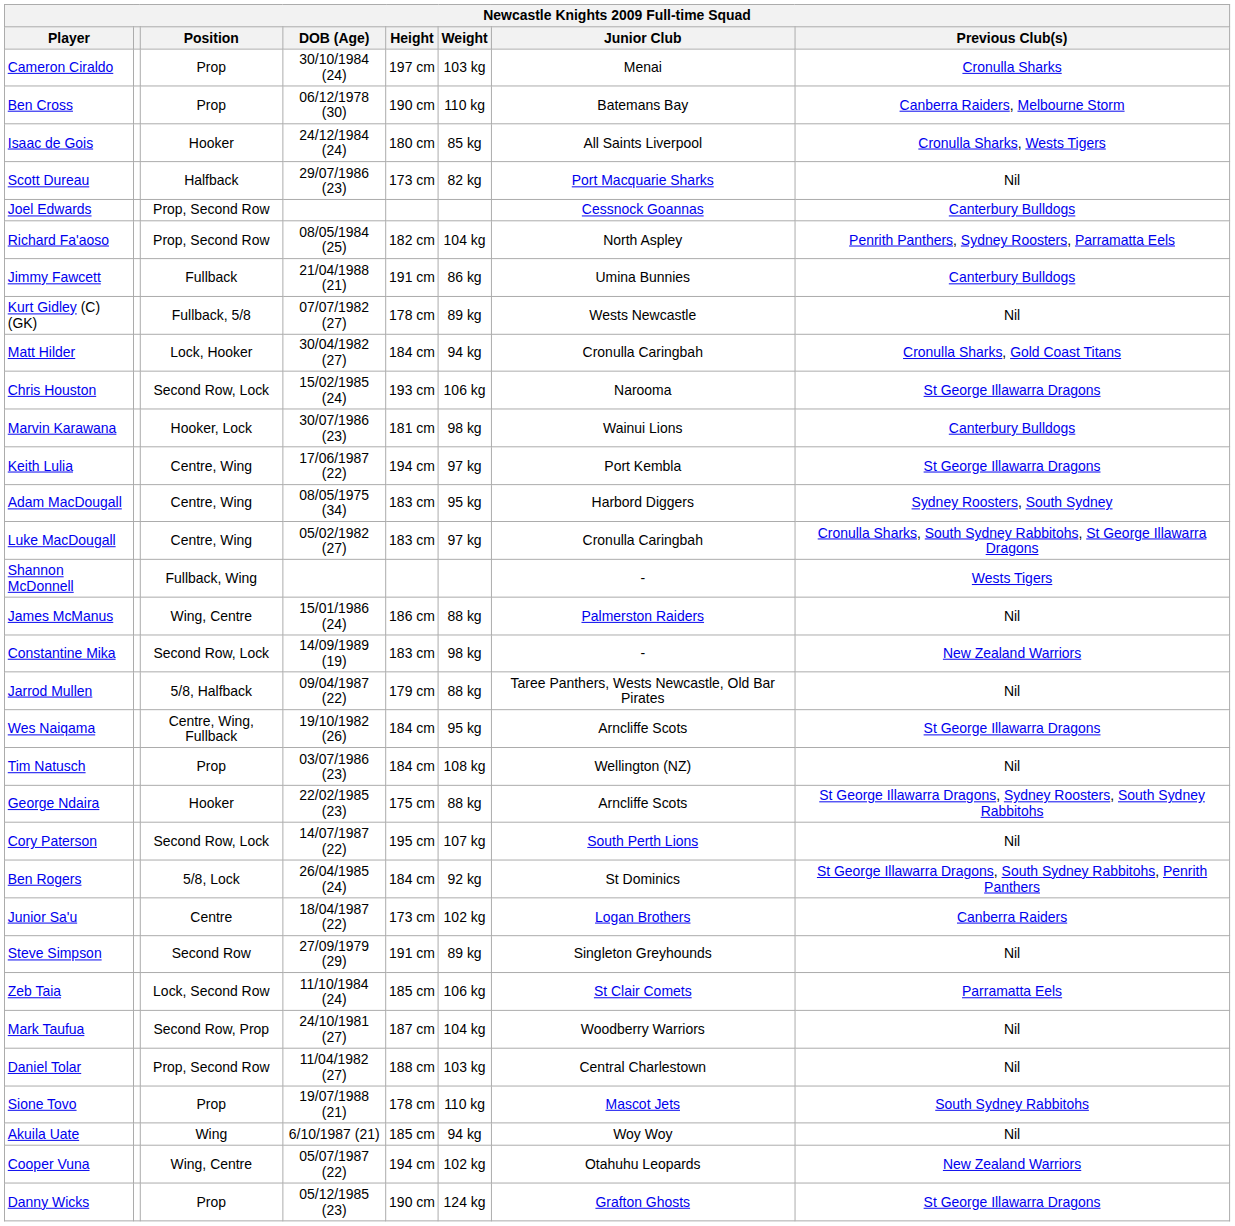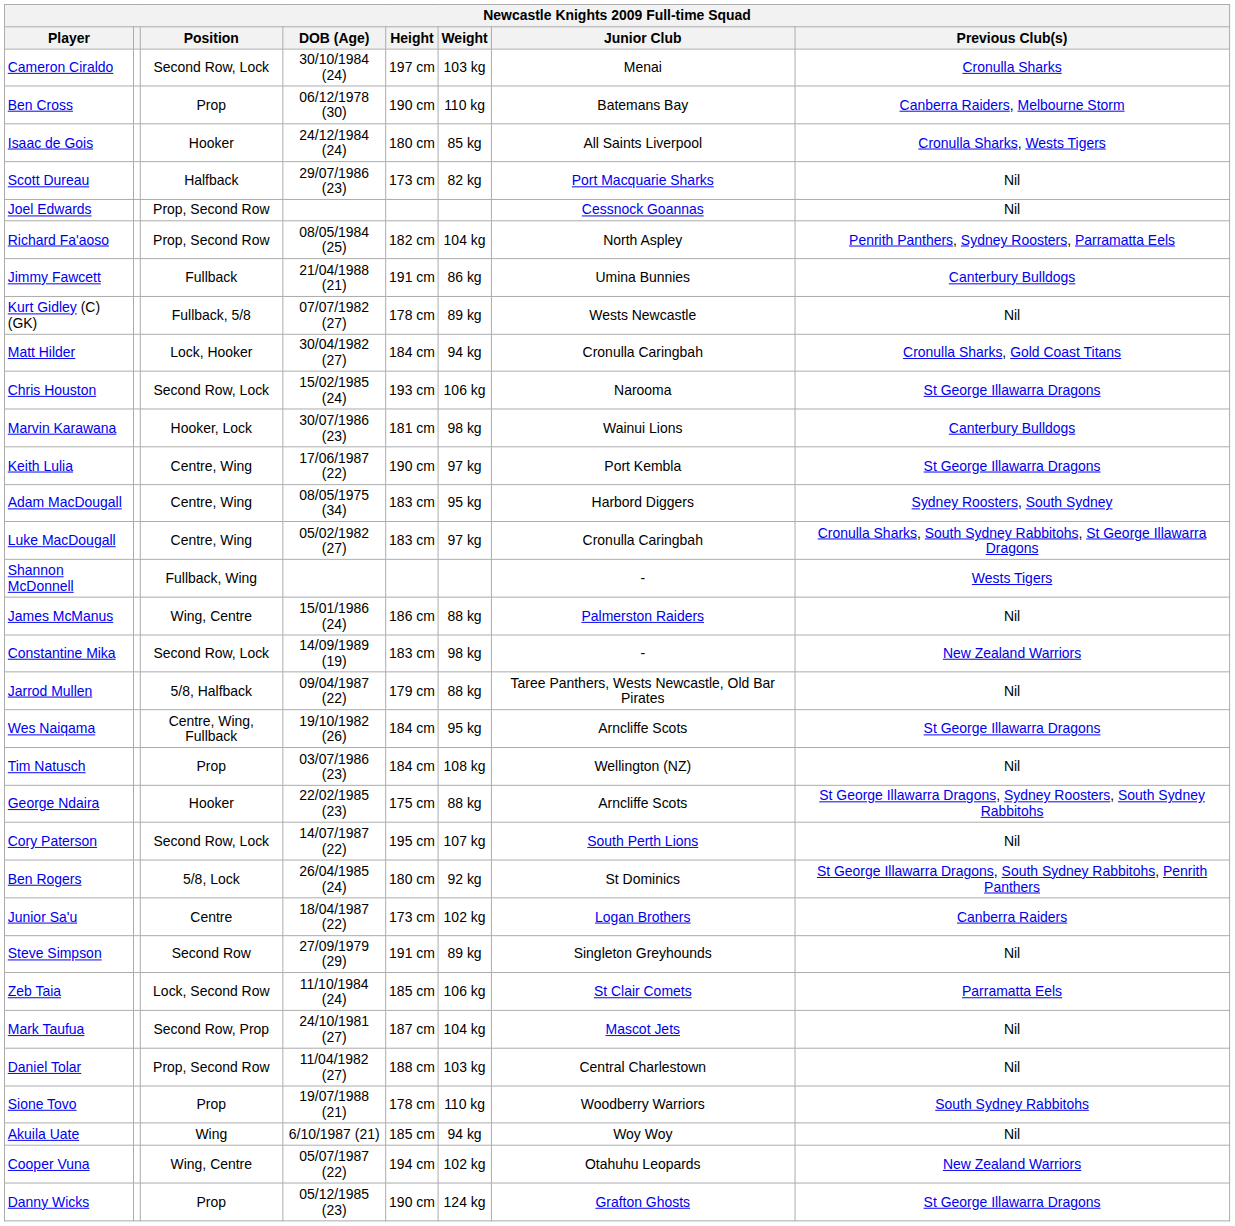(211, 68) Prop -> (211, 68) Second Row, Lock
(1012, 210) Canterbury Bulldogs -> (1012, 210) Nil
(412, 466) 194 cm -> (412, 466) 190 cm
(412, 879) 184 cm -> (412, 879) 180 cm
(643, 1030) Woodberry Warriors -> (643, 1030) Mascot Jets
(643, 1105) Mascot Jets -> (643, 1105) Woodberry Warriors
